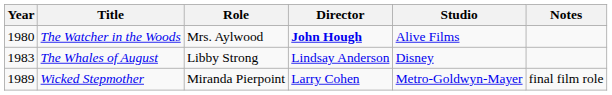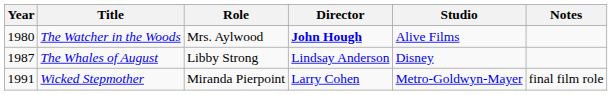(21, 57) 1983 -> (21, 57) 1987
(21, 79) 1989 -> (21, 79) 1991
